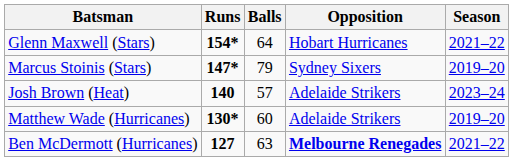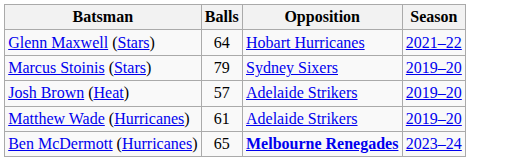- column: (223, 17)
(477, 93) 2023–24 -> (434, 93) 2019–20
(265, 118) 60 -> (222, 118) 61
(265, 144) 63 -> (222, 144) 65
(477, 144) 2021–22 -> (434, 144) 2023–24
